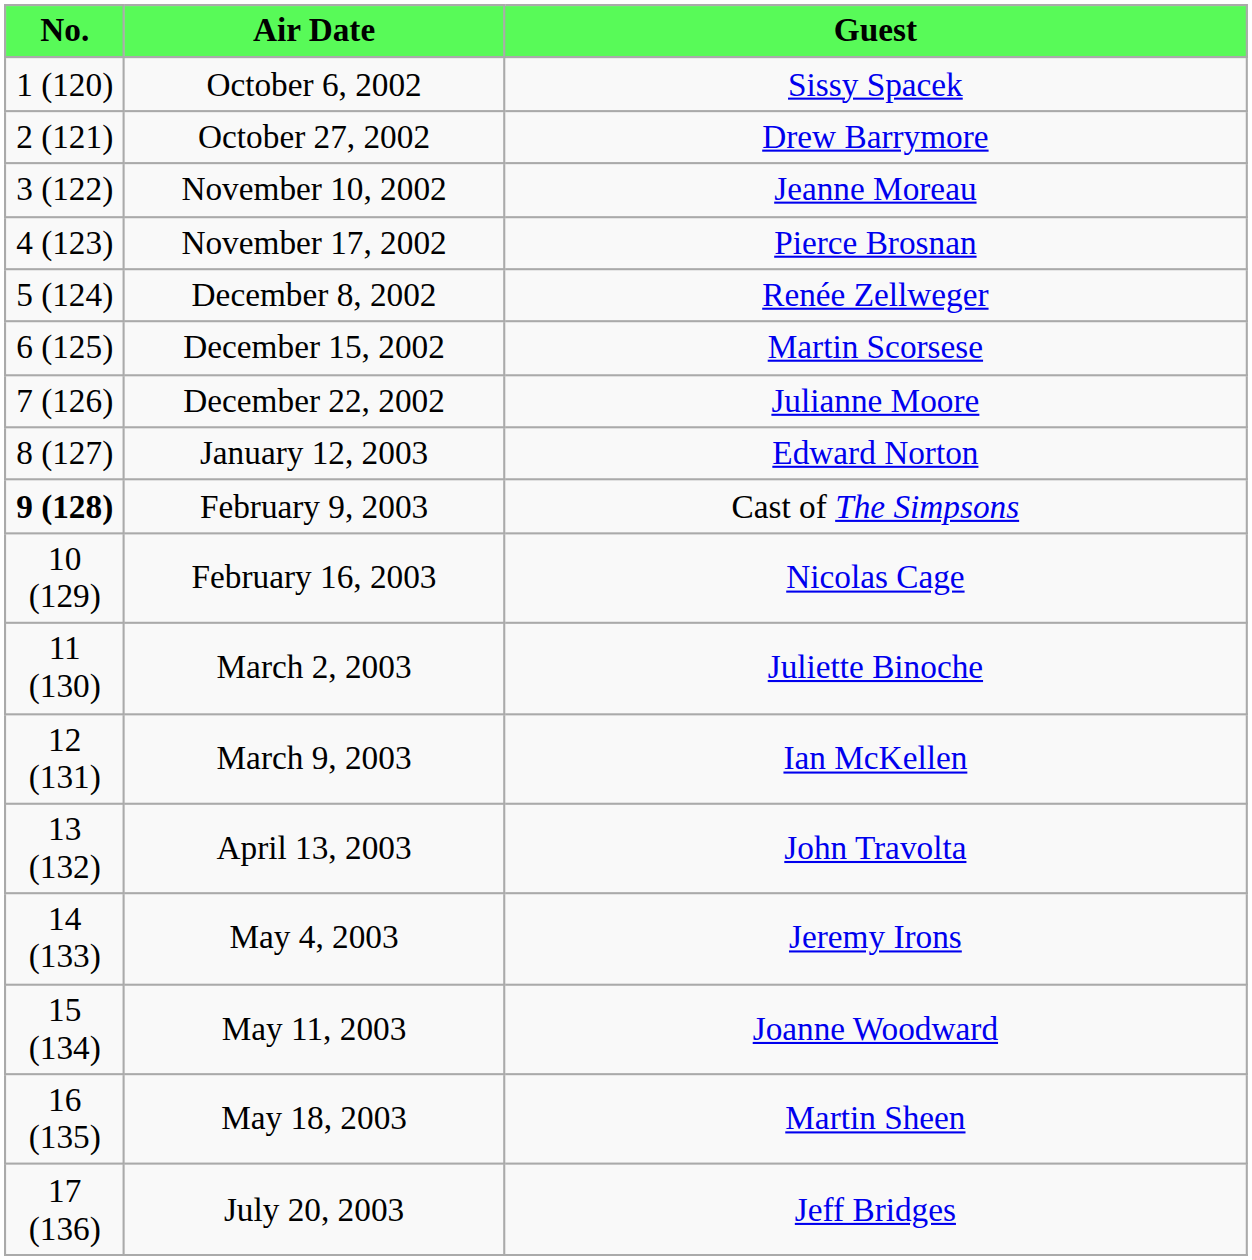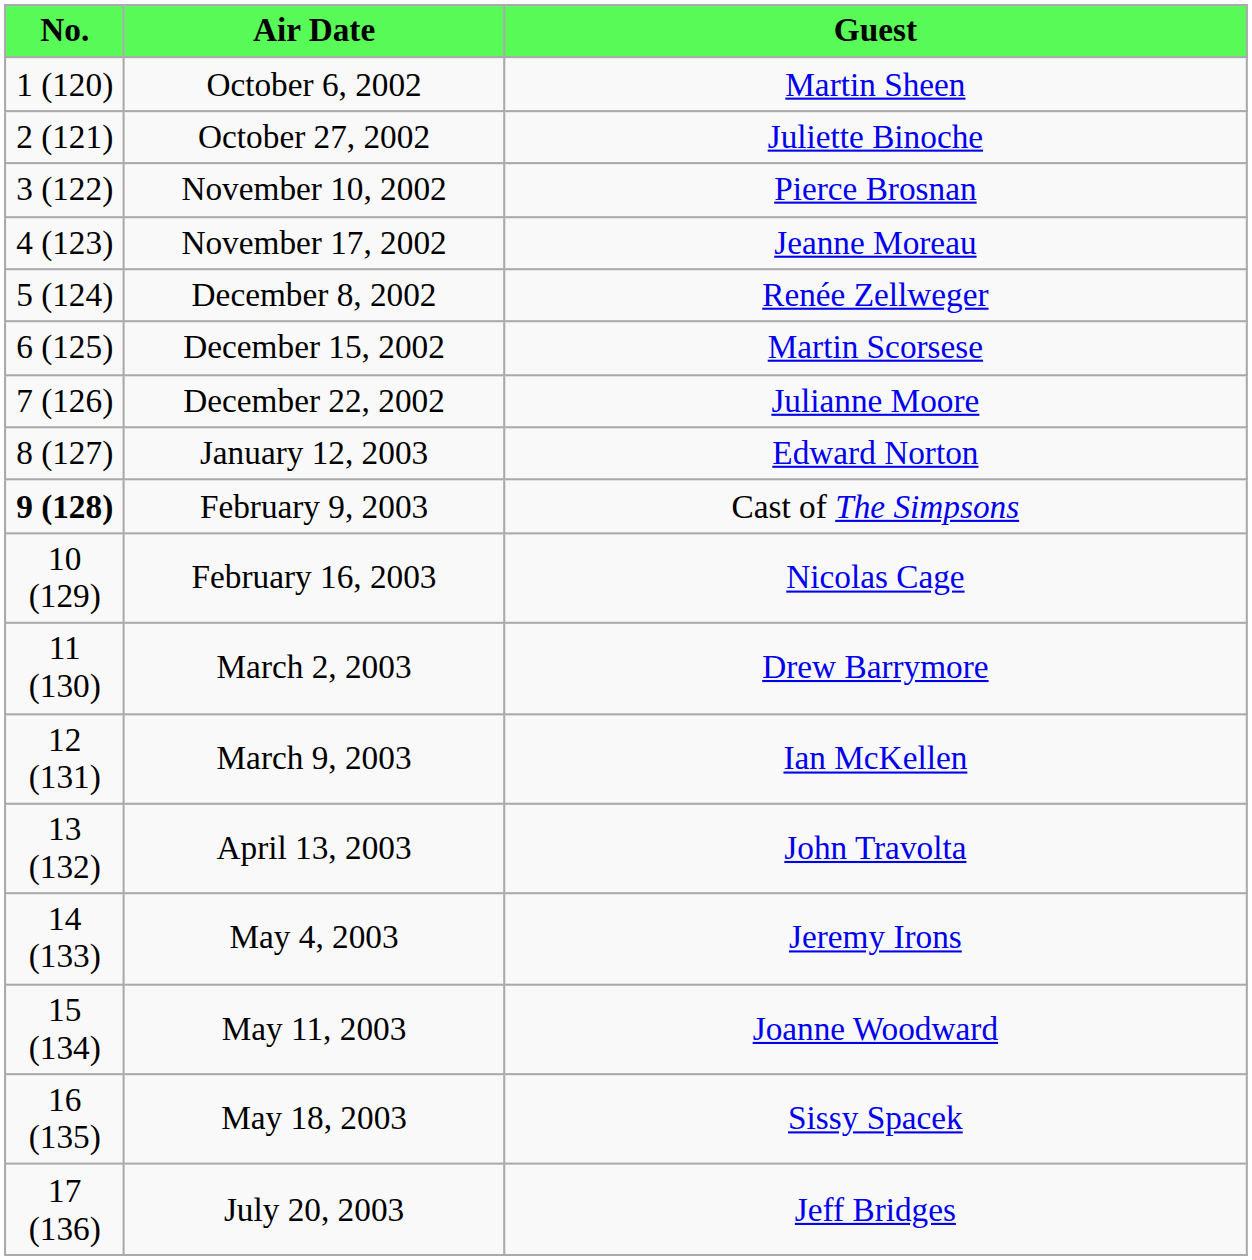(875, 83) Sissy Spacek -> (875, 83) Martin Sheen
(875, 136) Drew Barrymore -> (875, 136) Juliette Binoche
(875, 189) Jeanne Moreau -> (875, 189) Pierce Brosnan
(875, 242) Pierce Brosnan -> (875, 242) Jeanne Moreau
(875, 667) Juliette Binoche -> (875, 667) Drew Barrymore
(875, 1118) Martin Sheen -> (875, 1118) Sissy Spacek
